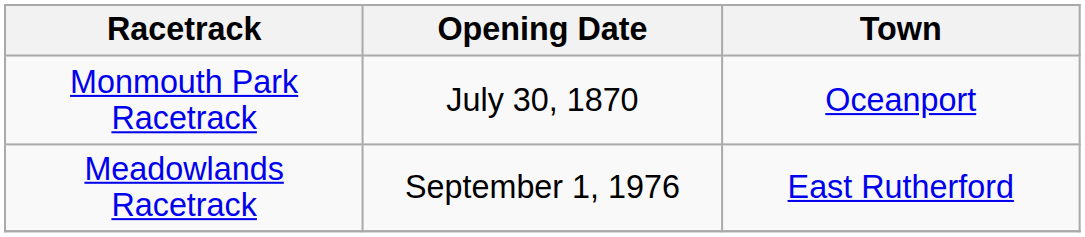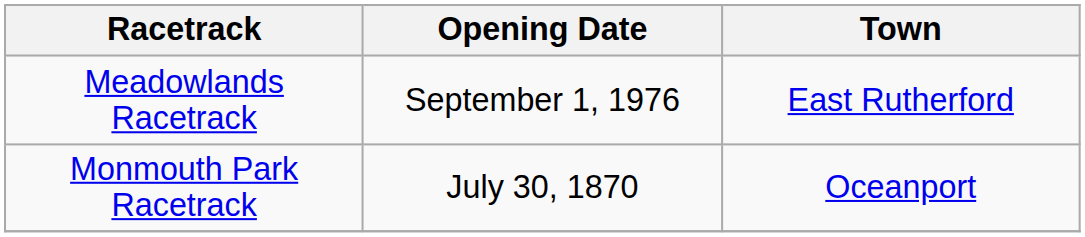rows swapped: (184, 187) <-> (184, 99)
